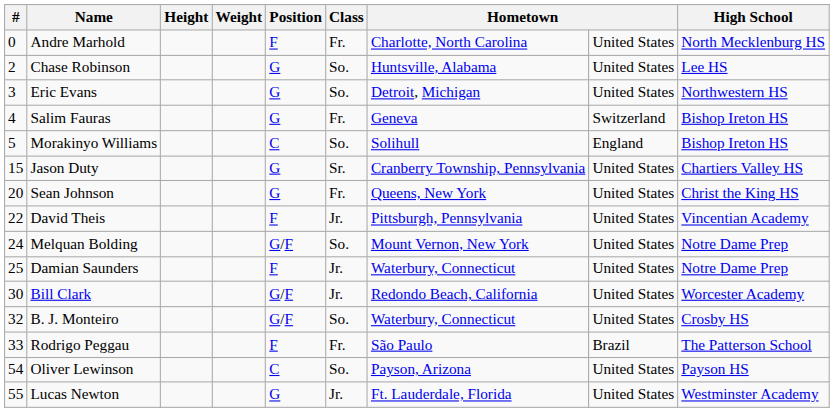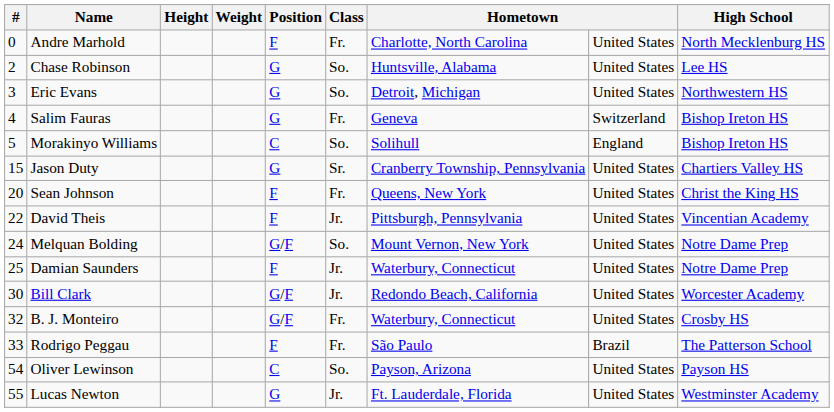(275, 193) G -> (274, 193) F
(339, 319) So. -> (337, 319) Fr.
